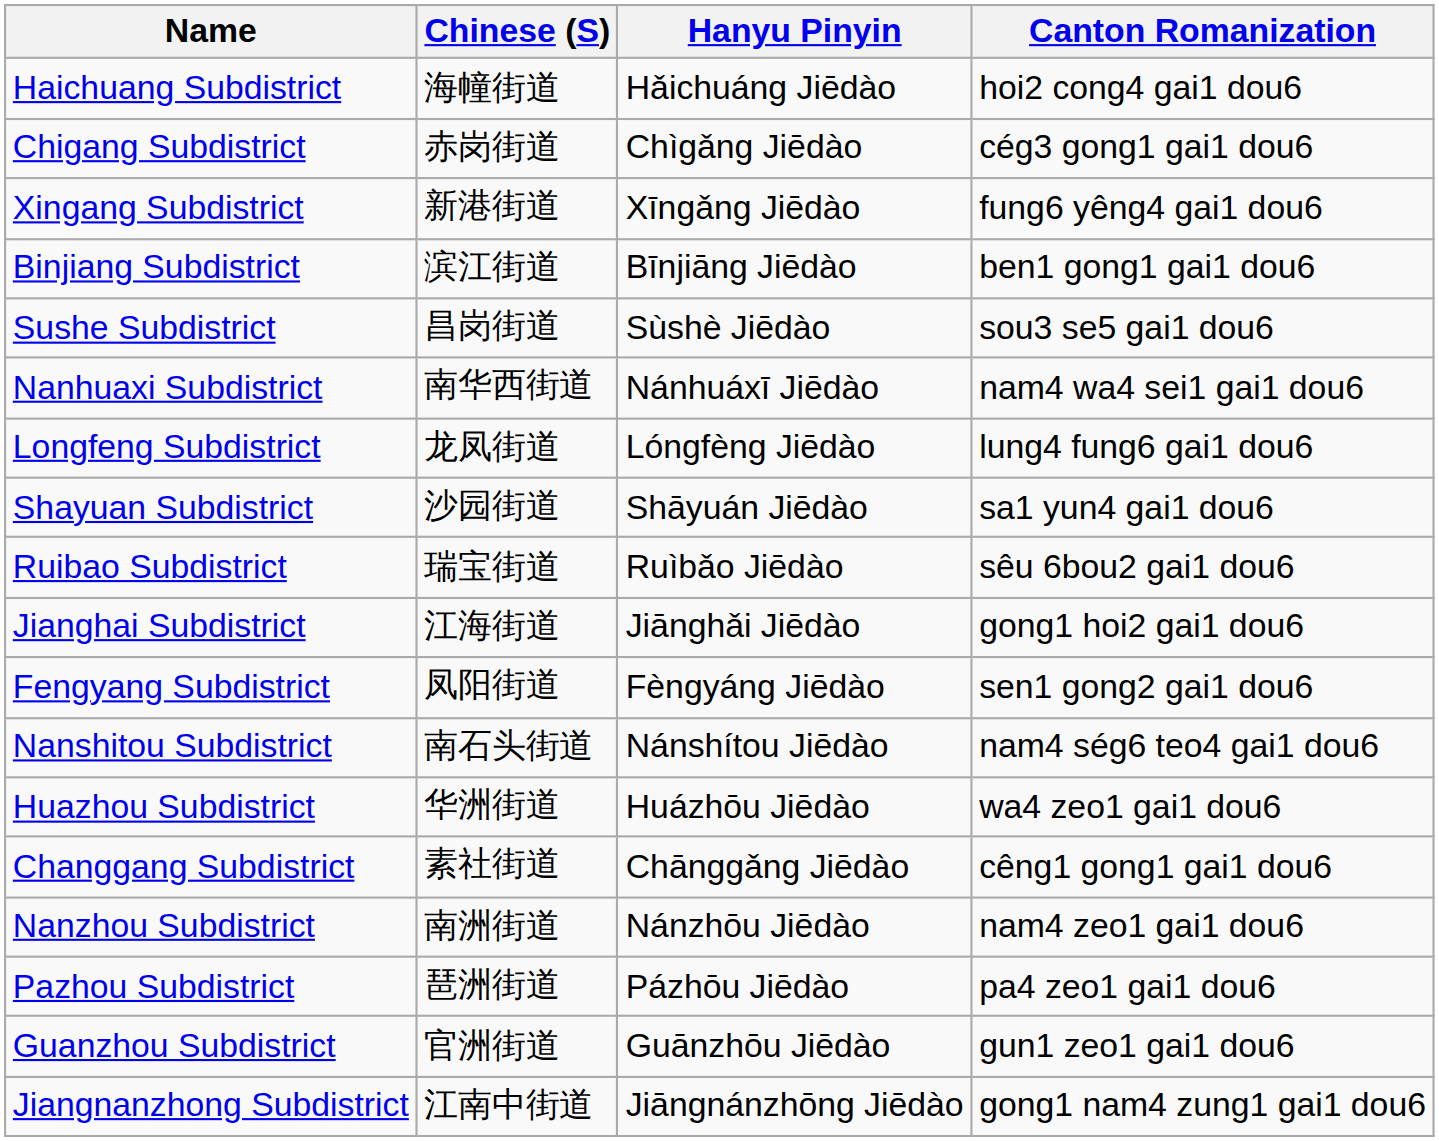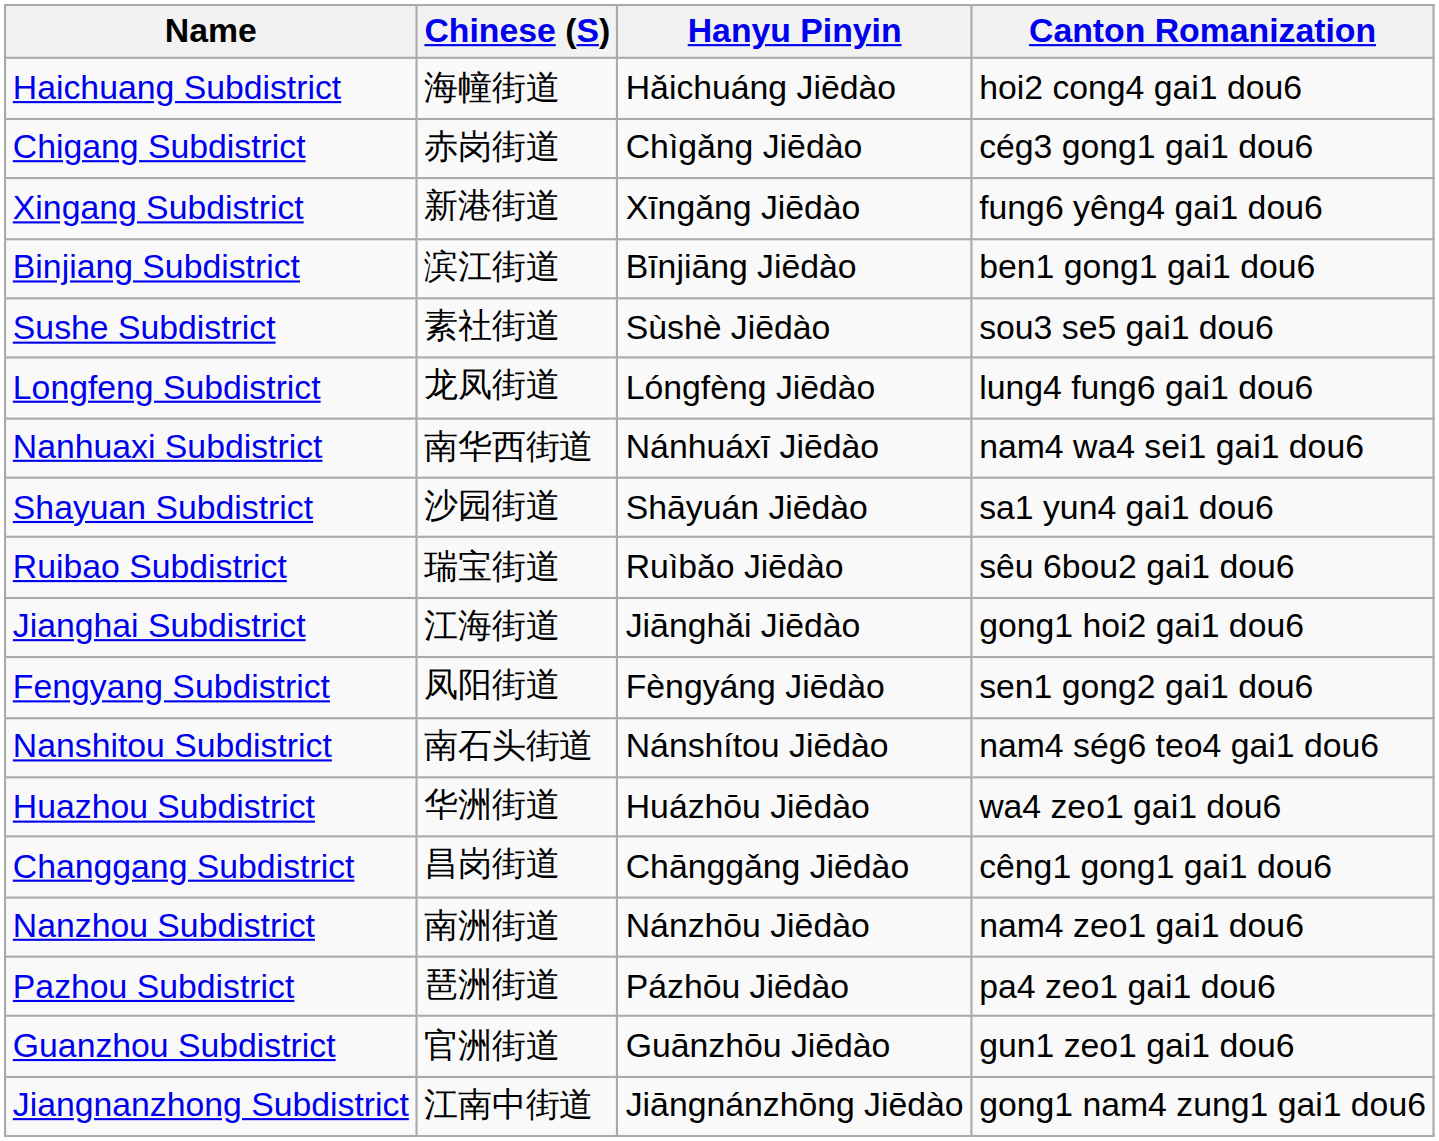(492, 326) 昌岗街道 -> (492, 326) 素社街道
rows swapped: (168, 387) <-> (167, 447)
(492, 865) 素社街道 -> (492, 865) 昌岗街道
